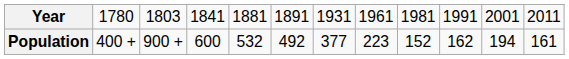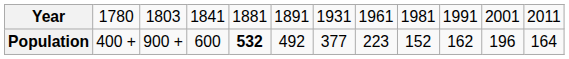(250, 41) normal -> (250, 41) bold
(502, 41) 194 -> (502, 41) 196
(544, 41) 161 -> (544, 41) 164
